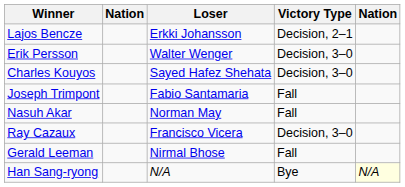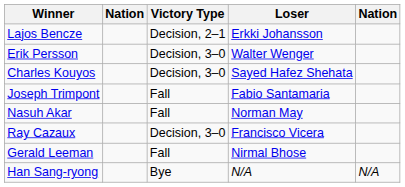columns swapped: (315, 14) <-> (211, 14)
(369, 172) lightyellow background -> (369, 172) no background
